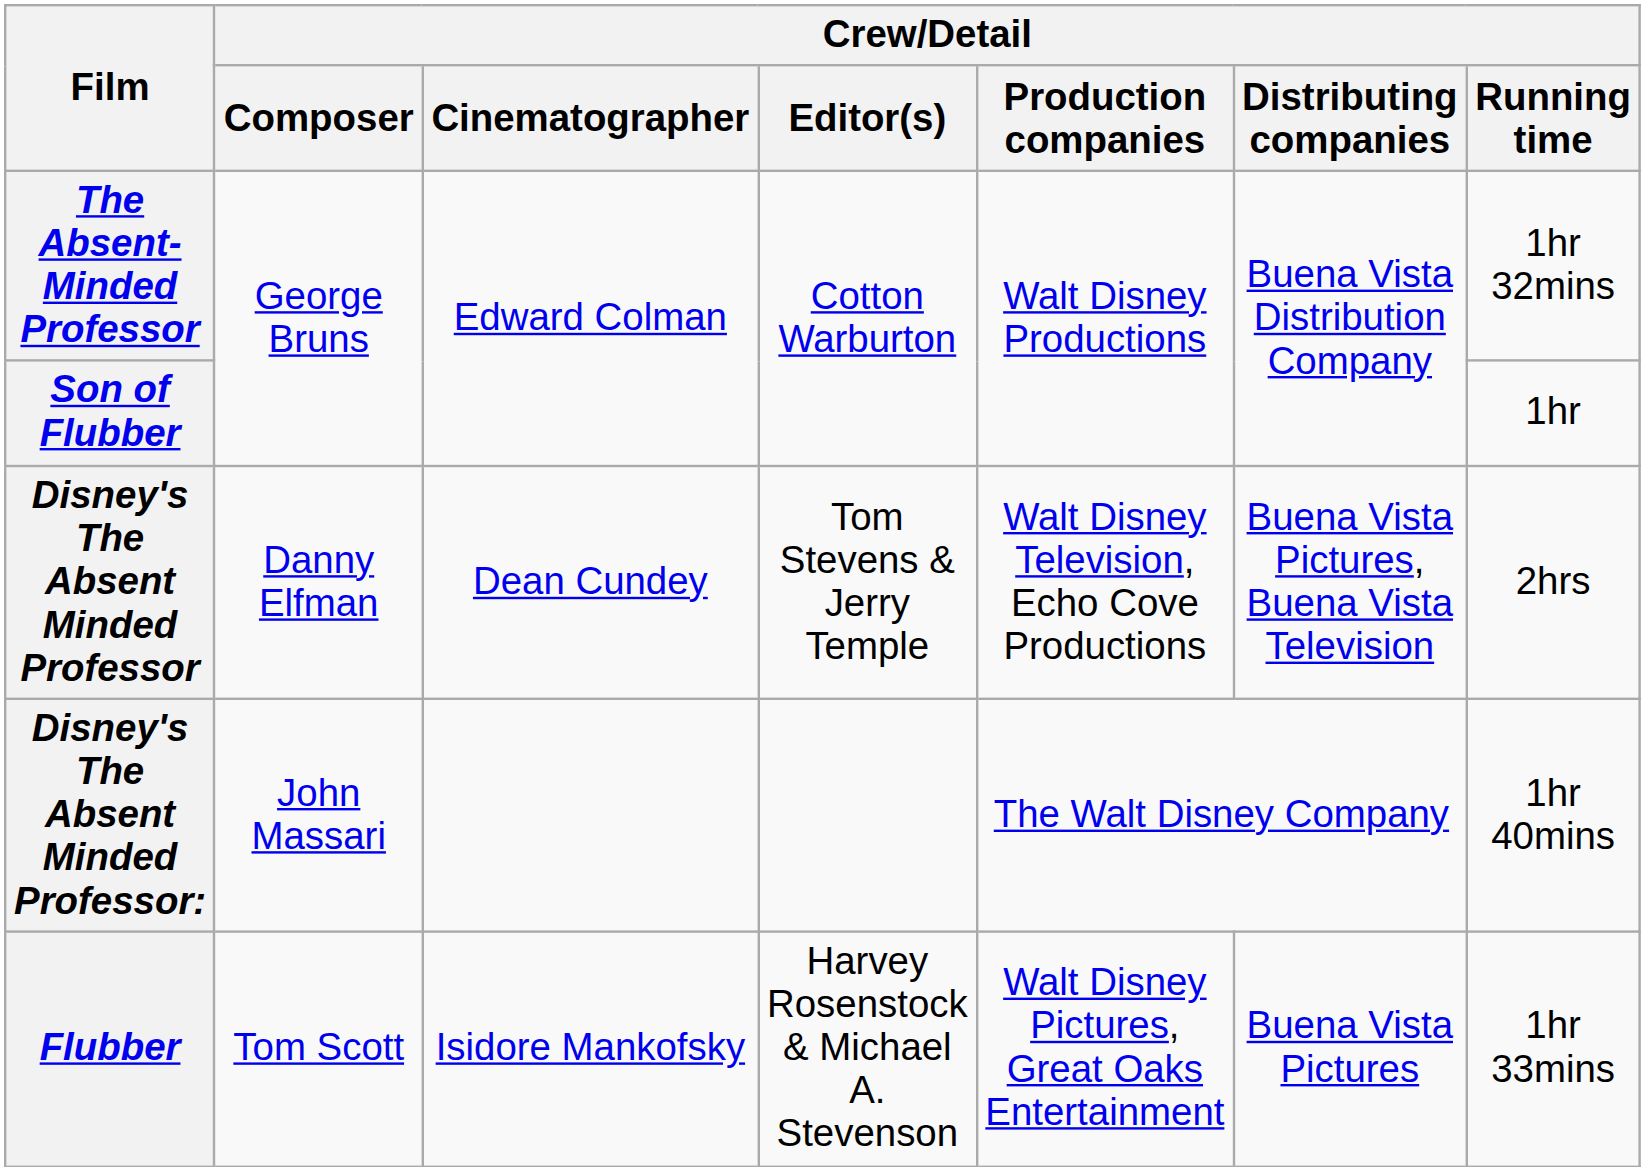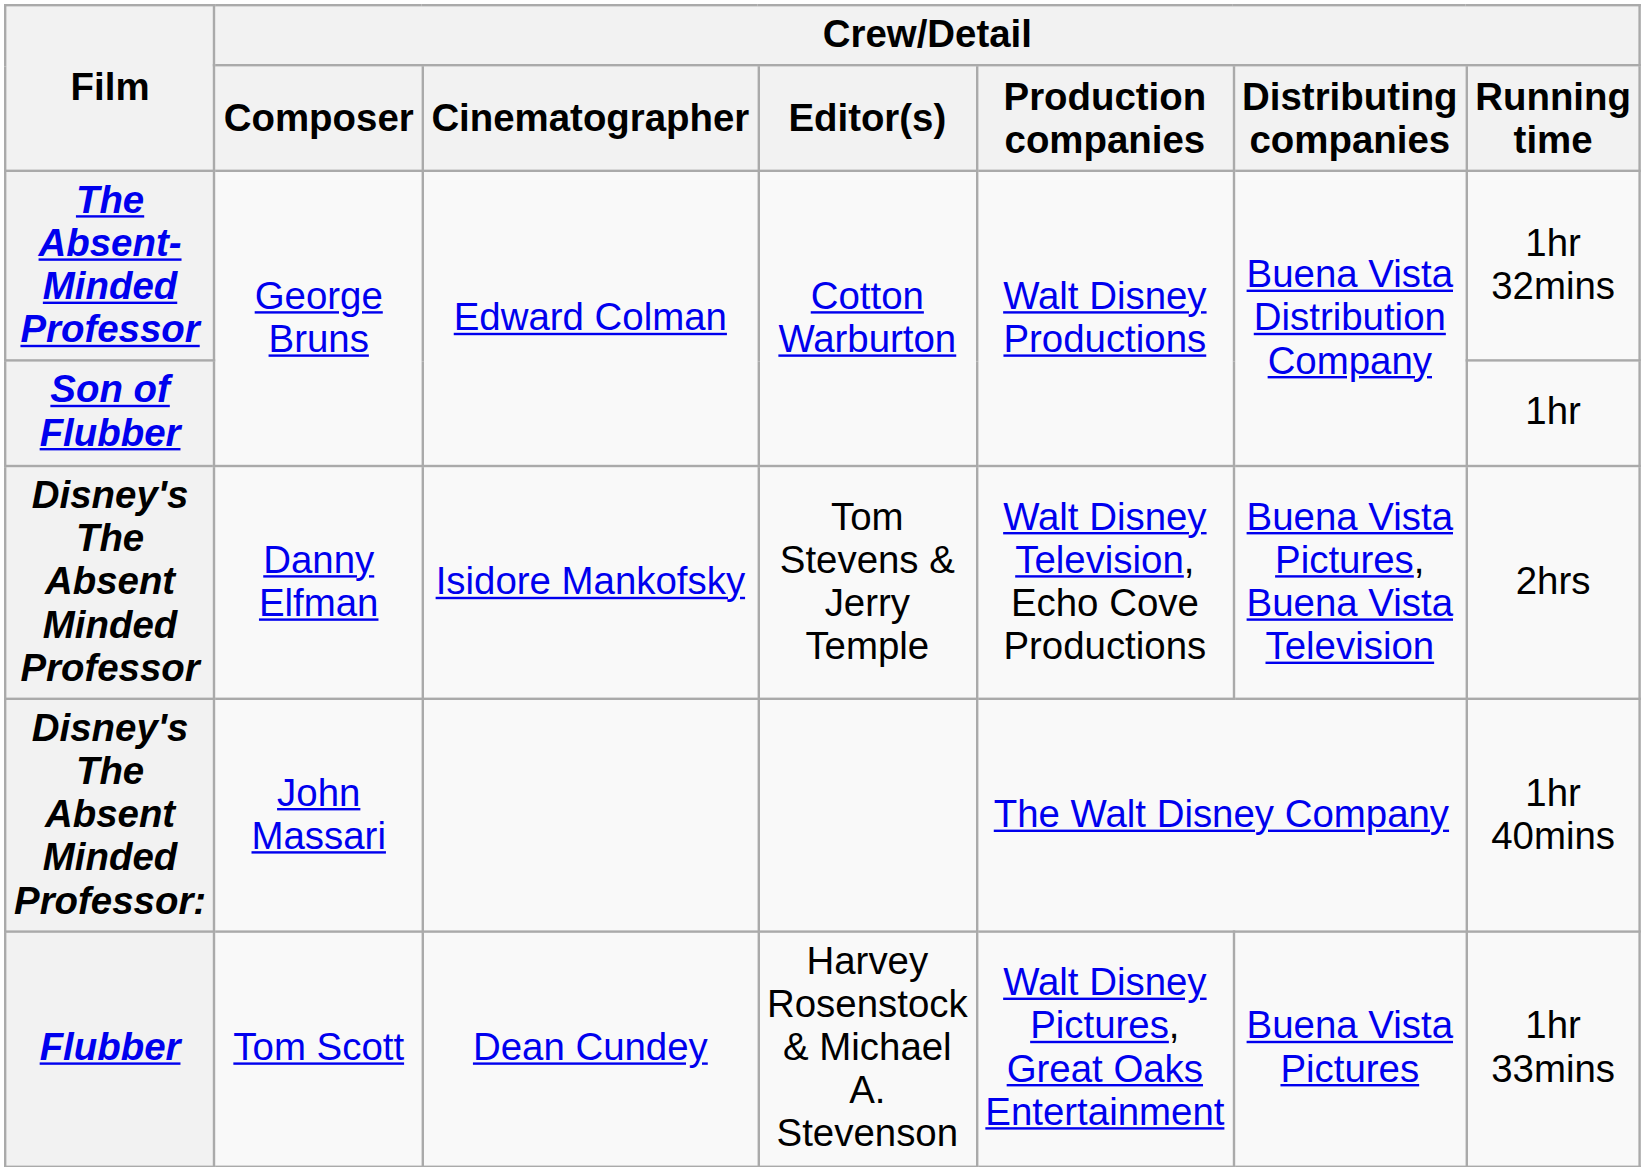(590, 580) Dean Cundey -> (590, 580) Isidore Mankofsky
(590, 1048) Isidore Mankofsky -> (590, 1048) Dean Cundey
